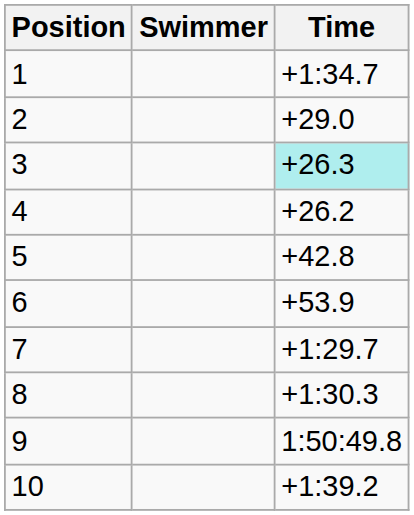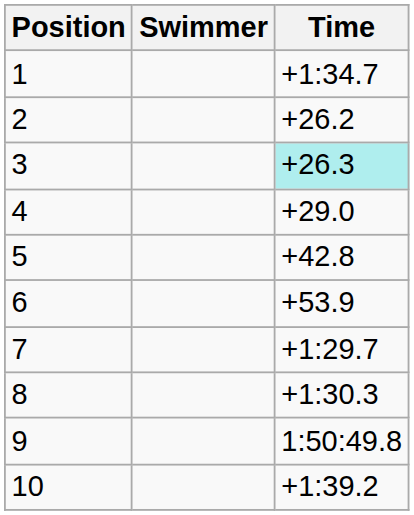(318, 119) +29.0 -> (318, 119) +26.2
(318, 211) +26.2 -> (318, 211) +29.0
